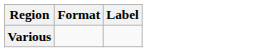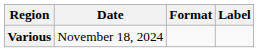+ column: (110, 15)
